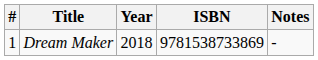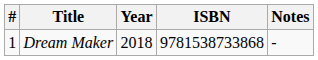(212, 42) 9781538733869 -> (212, 42) 9781538733868
